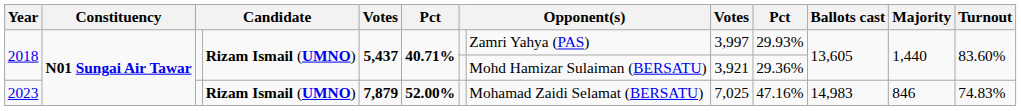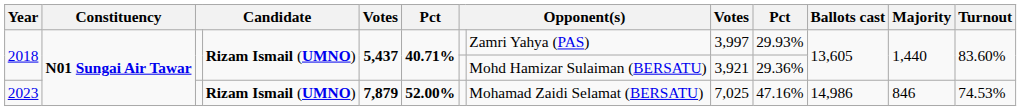(832, 93) 14,983 -> (832, 93) 14,986
(982, 93) 74.83% -> (982, 93) 74.53%
